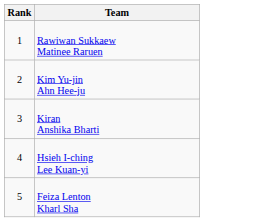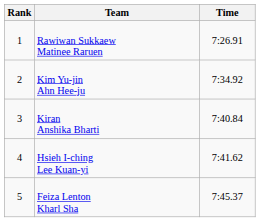+ column: (227, 12)
